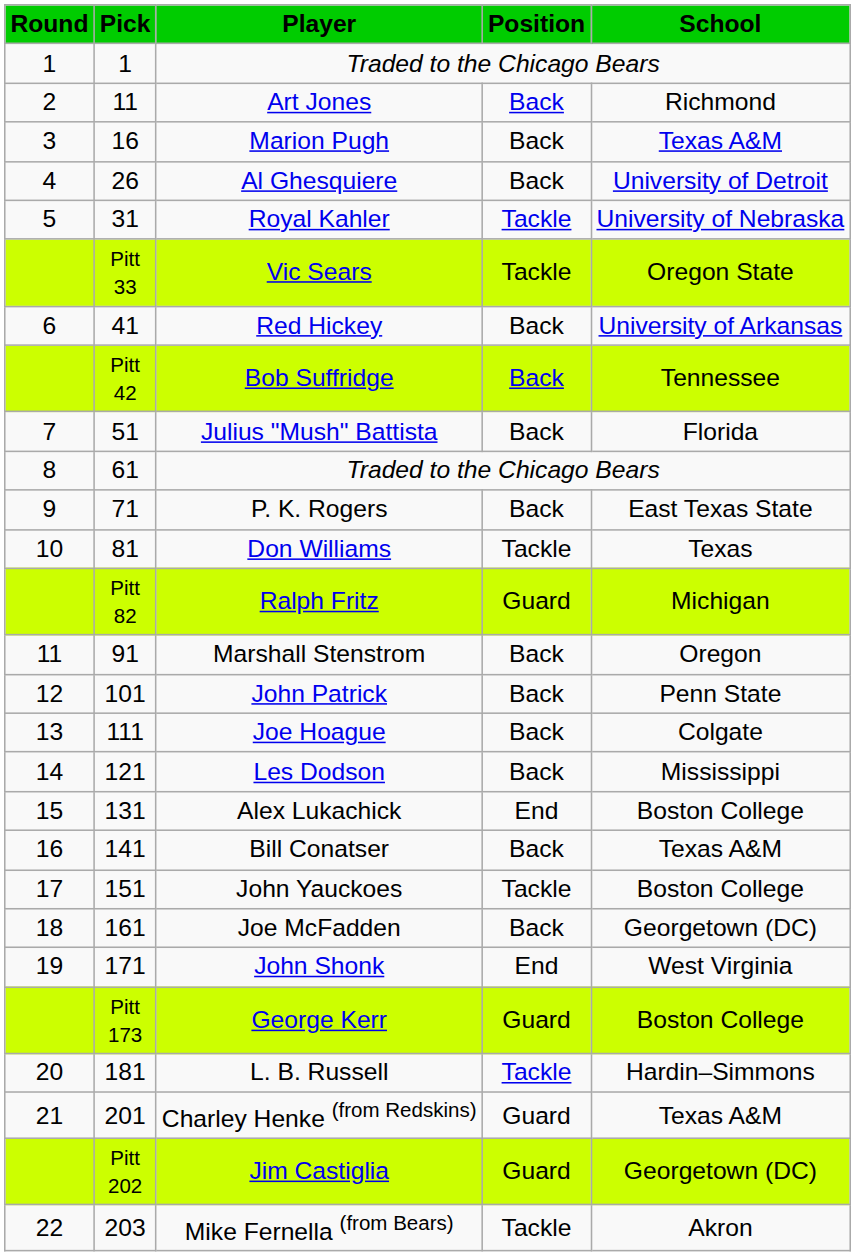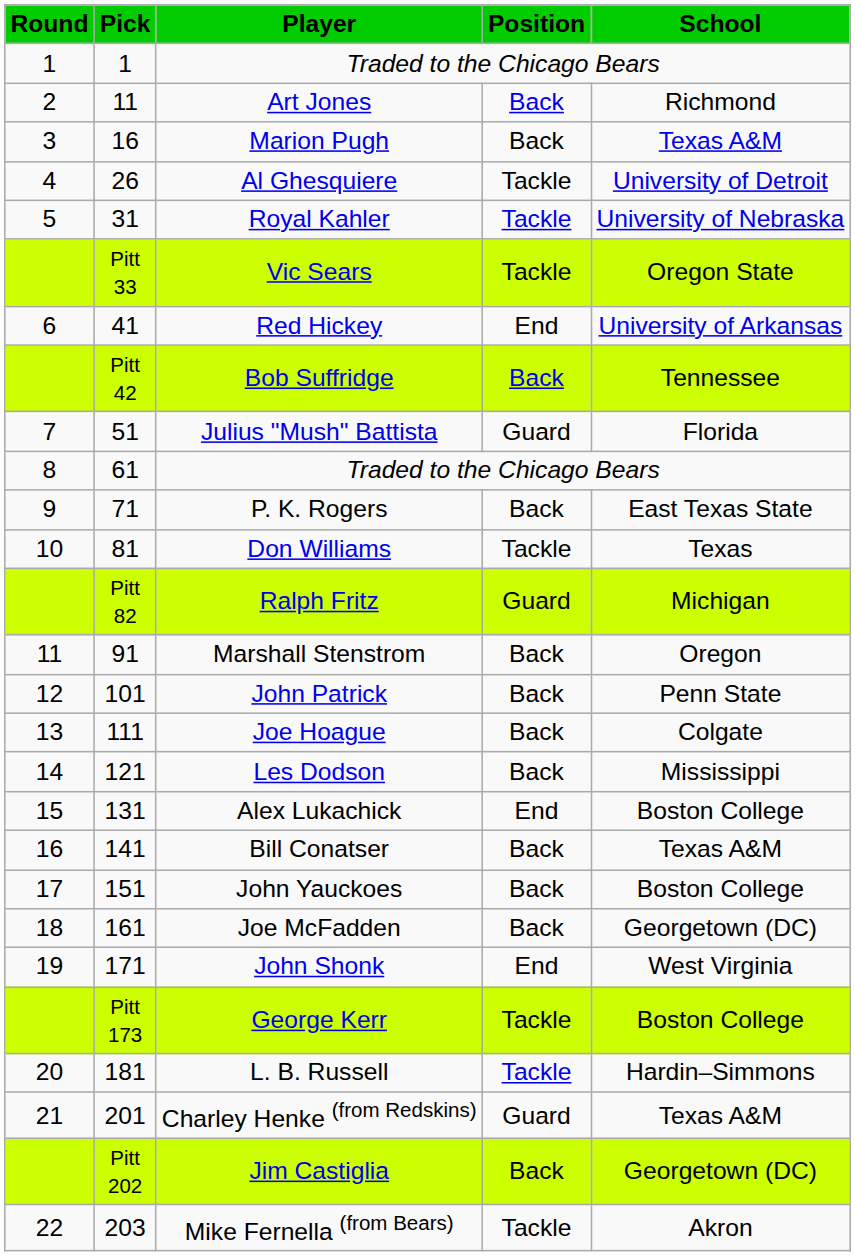(537, 180) Back -> (537, 180) Tackle
(537, 325) Back -> (537, 325) End
(537, 431) Back -> (537, 431) Guard
(537, 888) Tackle -> (537, 888) Back
(537, 1019) Guard -> (537, 1019) Tackle
(537, 1171) Guard -> (537, 1171) Back
